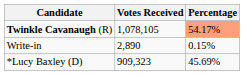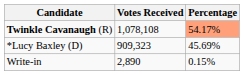(138, 29) 1,078,105 -> (138, 29) 1,078,108
rows swapped: (45, 62) <-> (24, 45)
